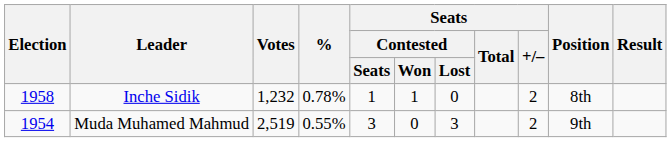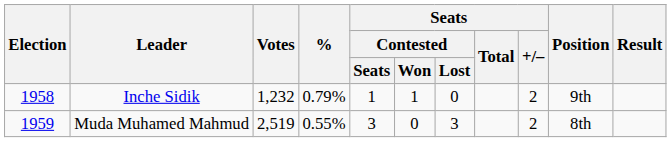(324, 96) 0.78% -> (324, 96) 0.79%
(581, 96) 8th -> (581, 96) 9th
(37, 123) 1954 -> (37, 123) 1959
(581, 123) 9th -> (581, 123) 8th
